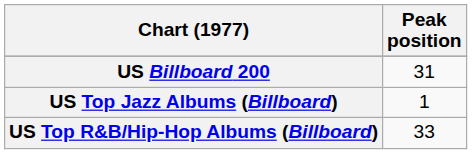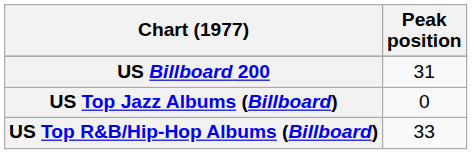(424, 102) 1 -> (424, 102) 0
